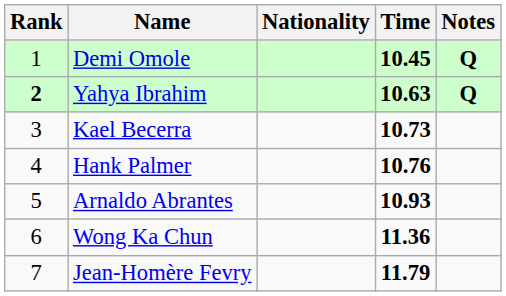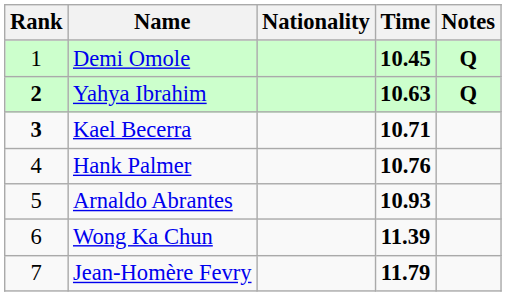(36, 129) normal -> (36, 129) bold
(405, 129) 10.73 -> (405, 129) 10.71
(405, 237) 11.36 -> (405, 237) 11.39
